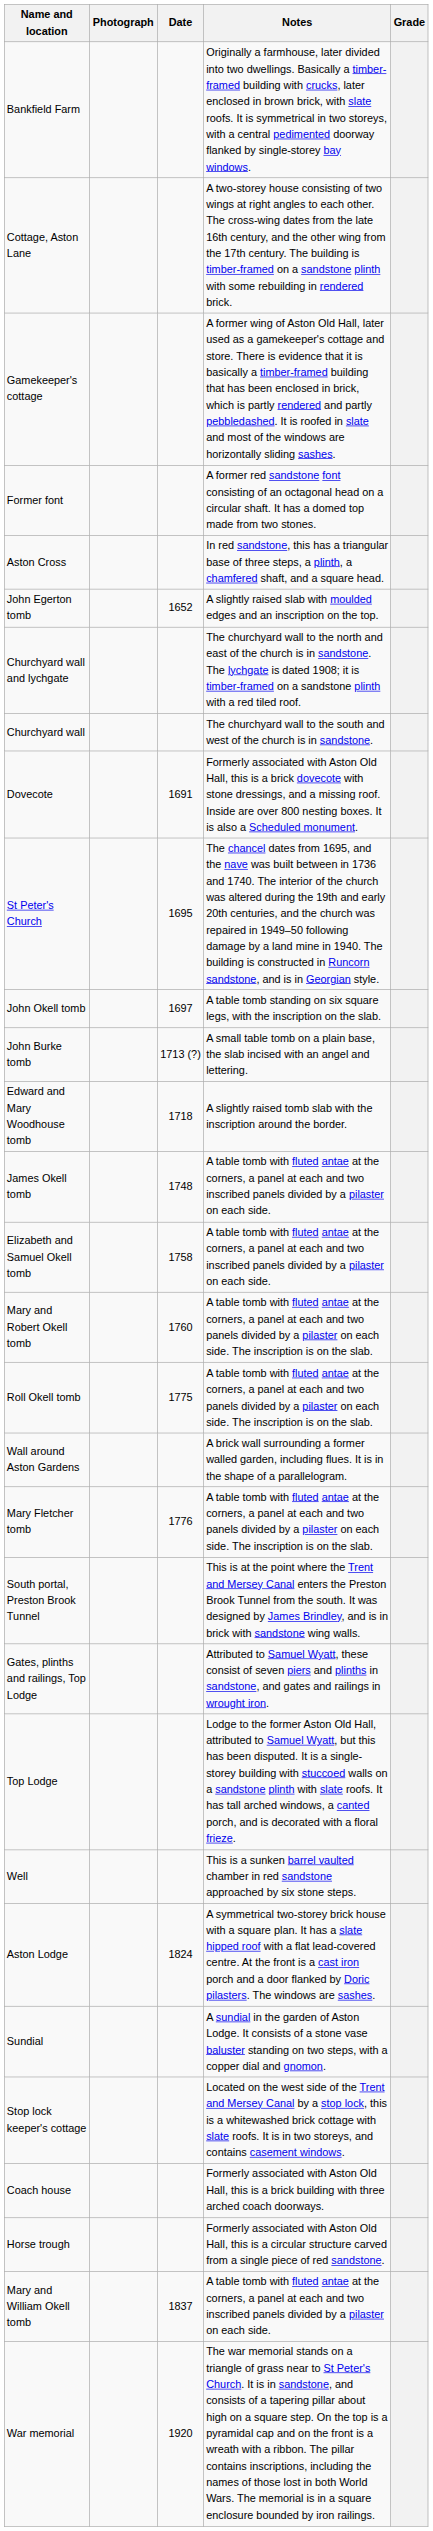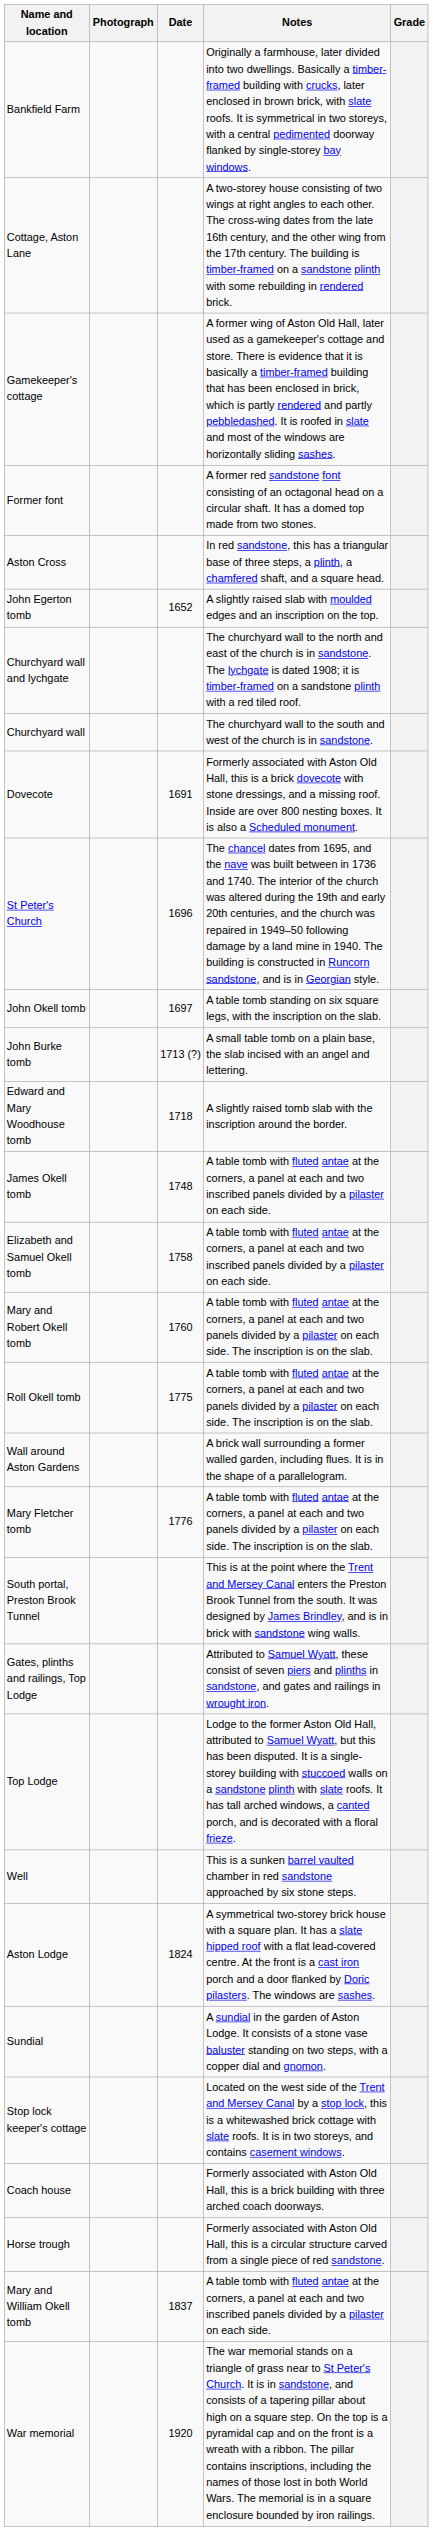(180, 913) 1695 -> (180, 913) 1696
